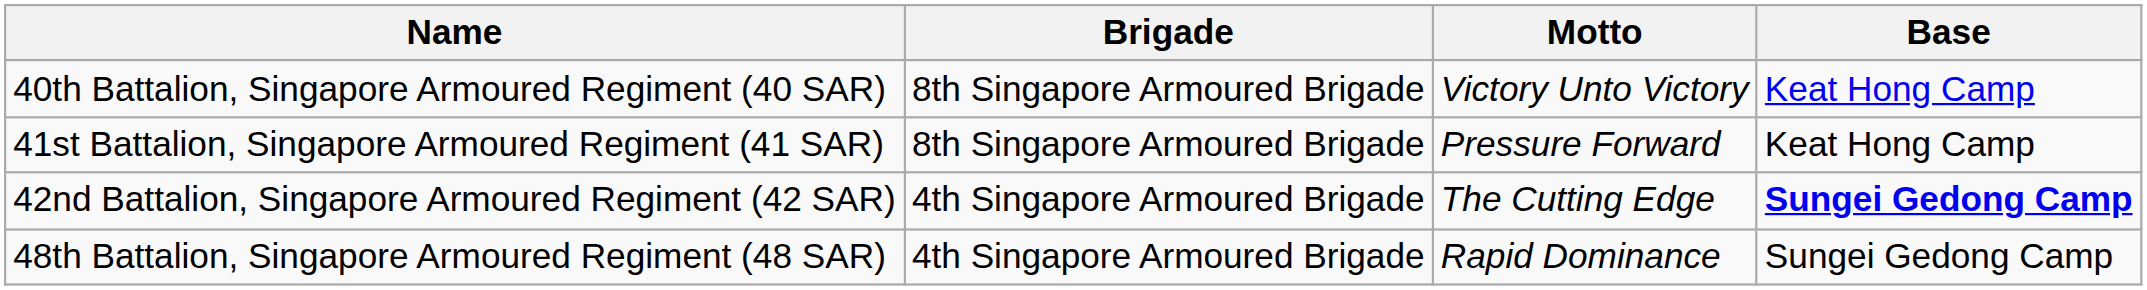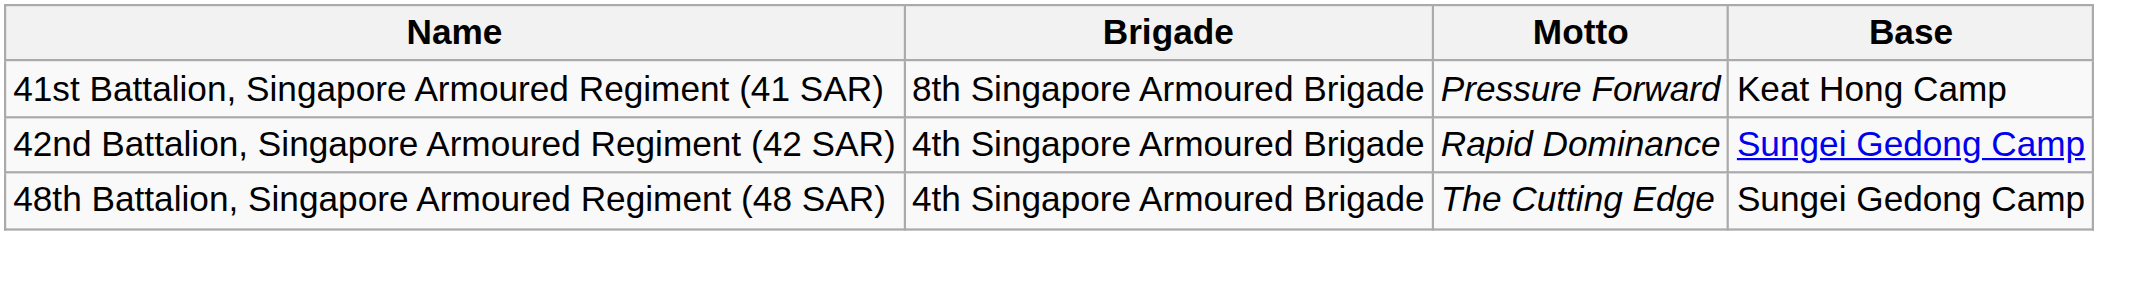- row: (450, 88)
(1578, 199) The Cutting Edge -> (1581, 144) Rapid Dominance
(1949, 199) bold -> (1911, 144) normal
(1581, 255) Rapid Dominance -> (1578, 199) The Cutting Edge
